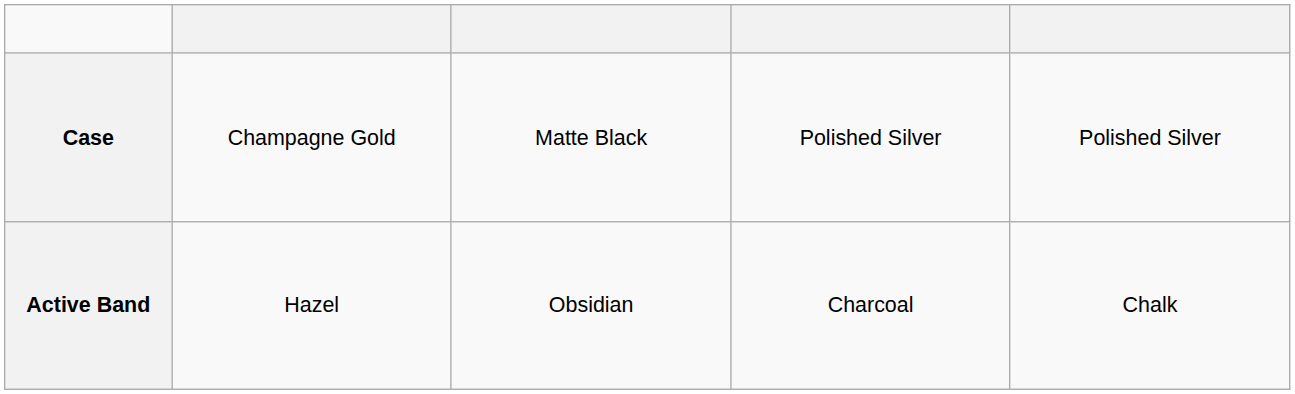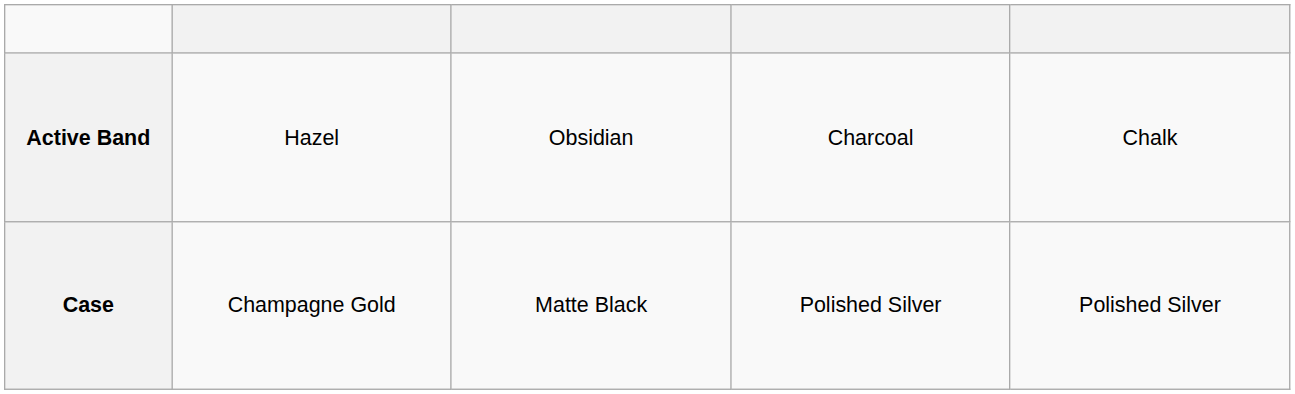rows swapped: (88, 137) <-> (88, 305)
